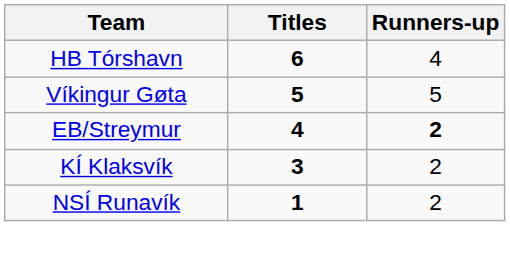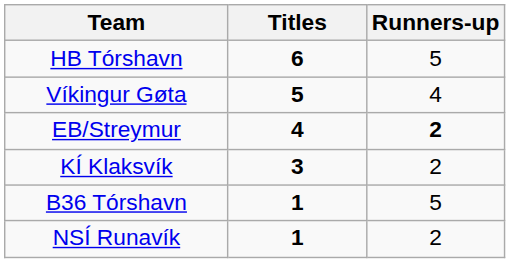(436, 58) 4 -> (436, 58) 5
(436, 94) 5 -> (436, 94) 4
+ row: (116, 202)
